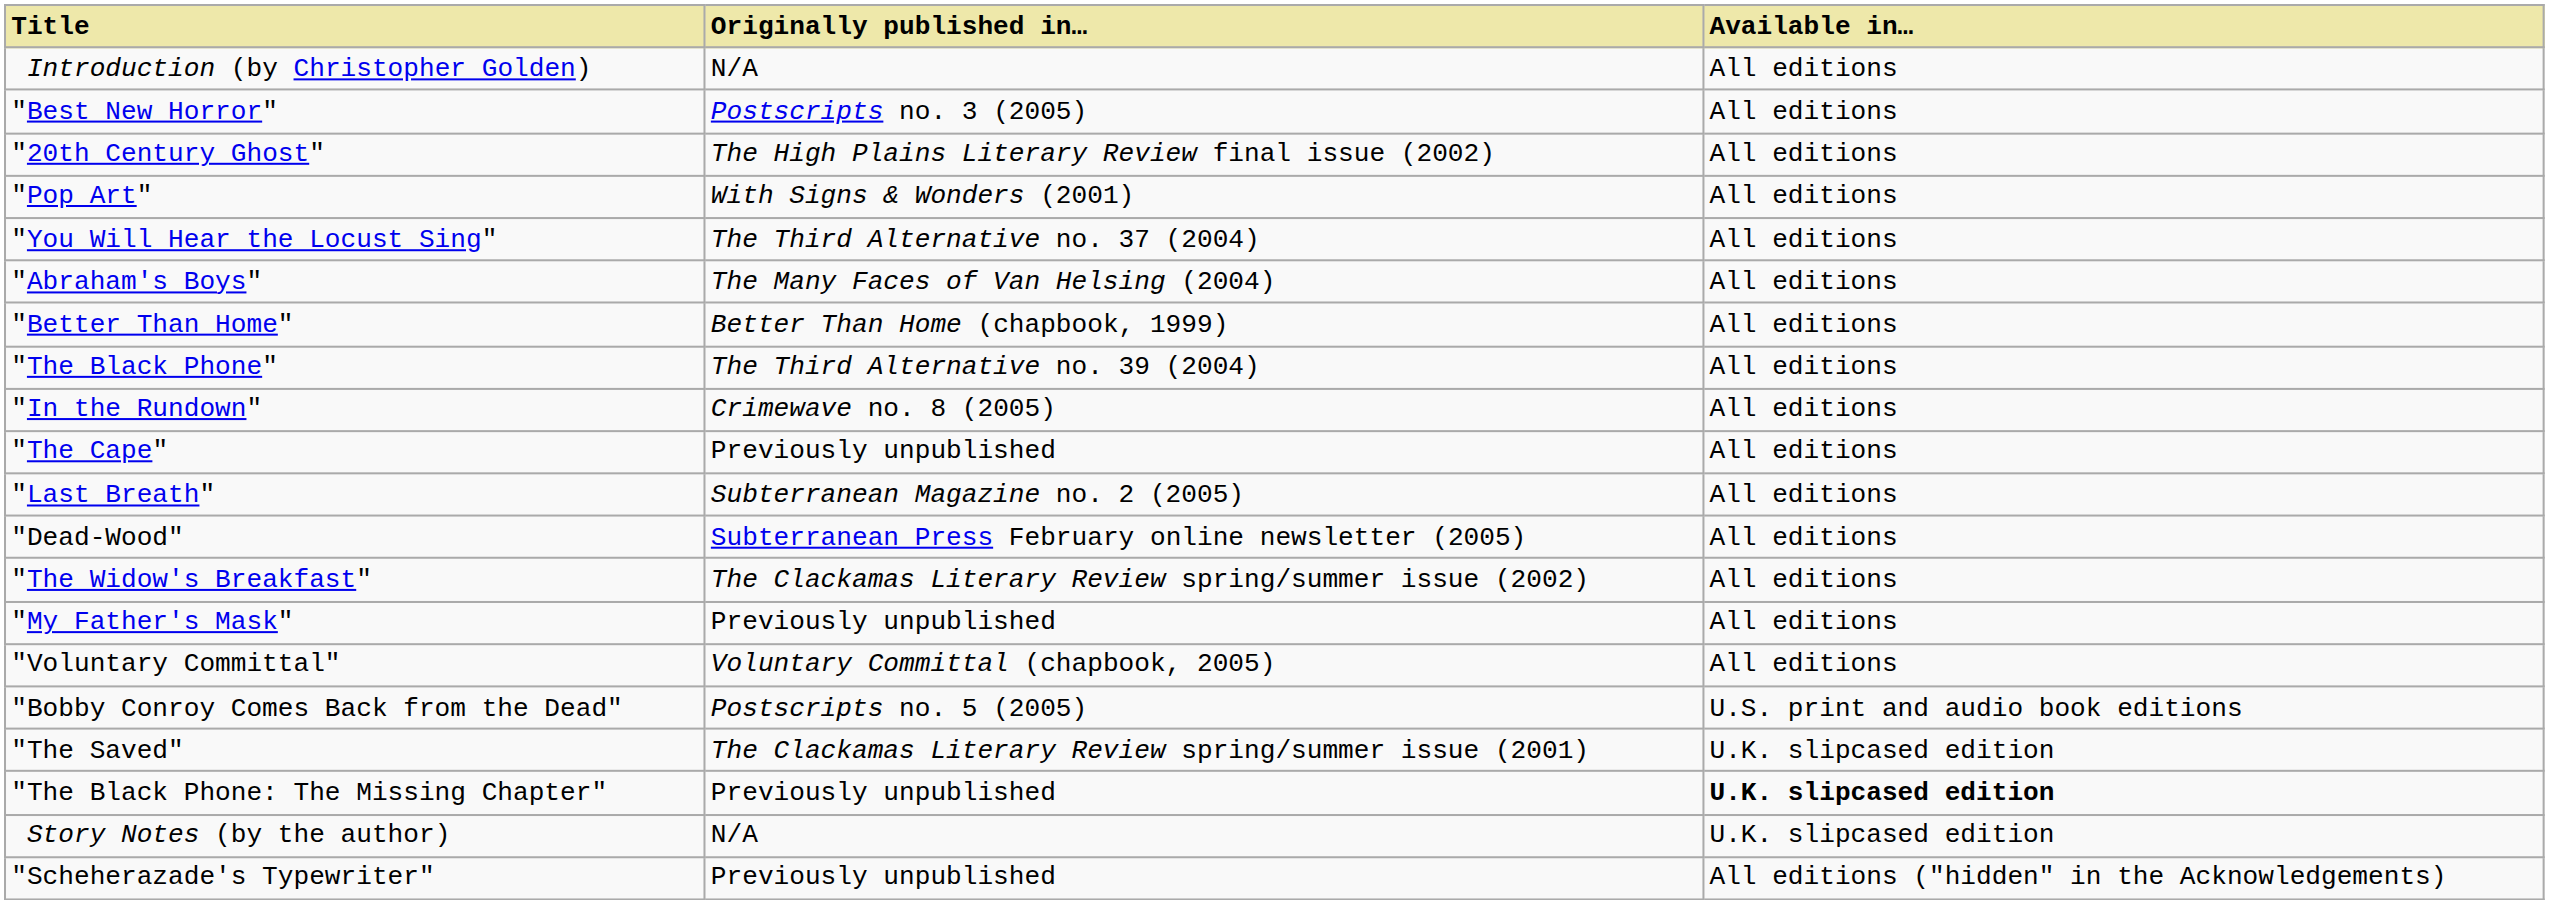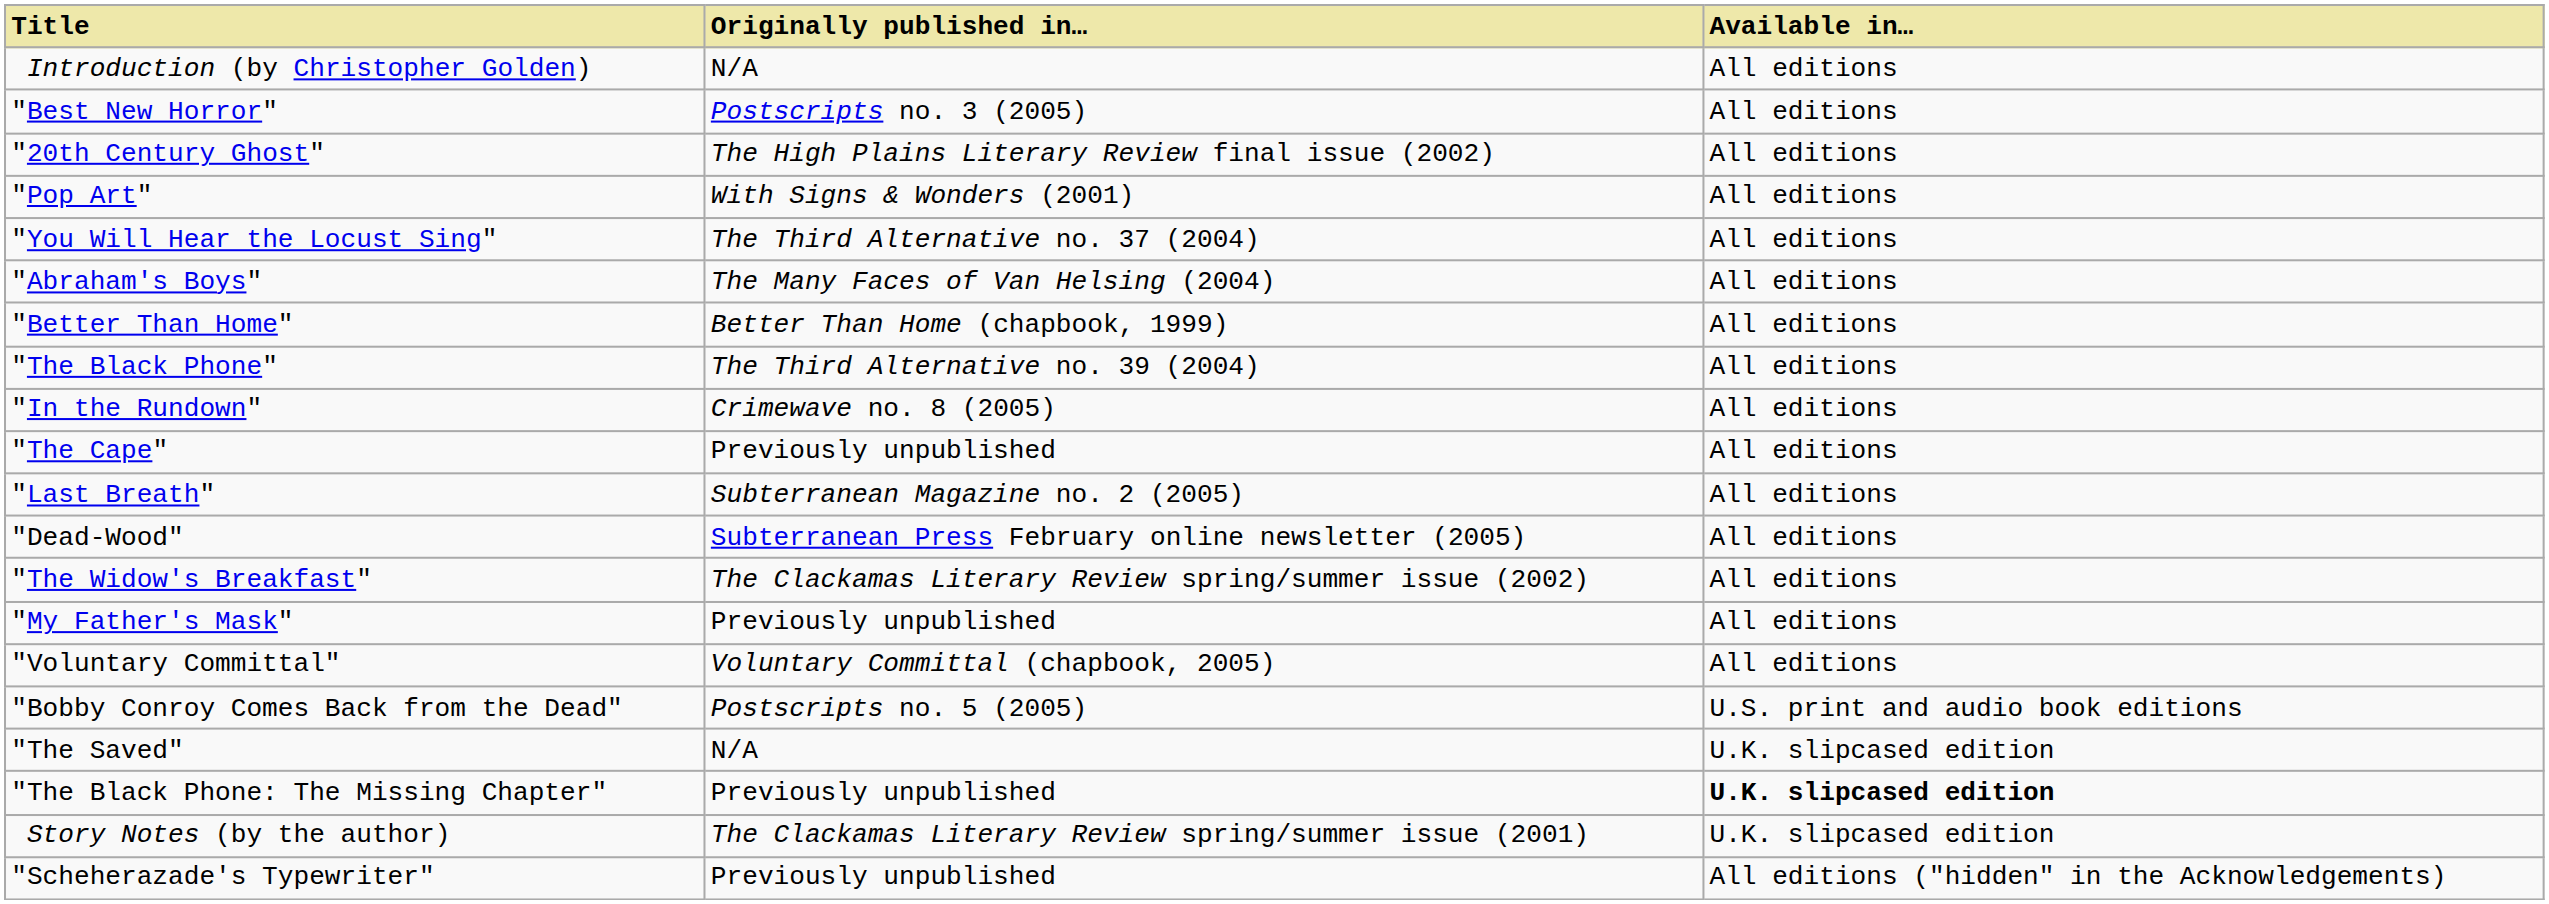(1150, 750) The Clackamas Literary Review spring/summer issue (2001) -> (734, 750) N/A
(734, 835) N/A -> (1150, 835) The Clackamas Literary Review spring/summer issue (2001)
